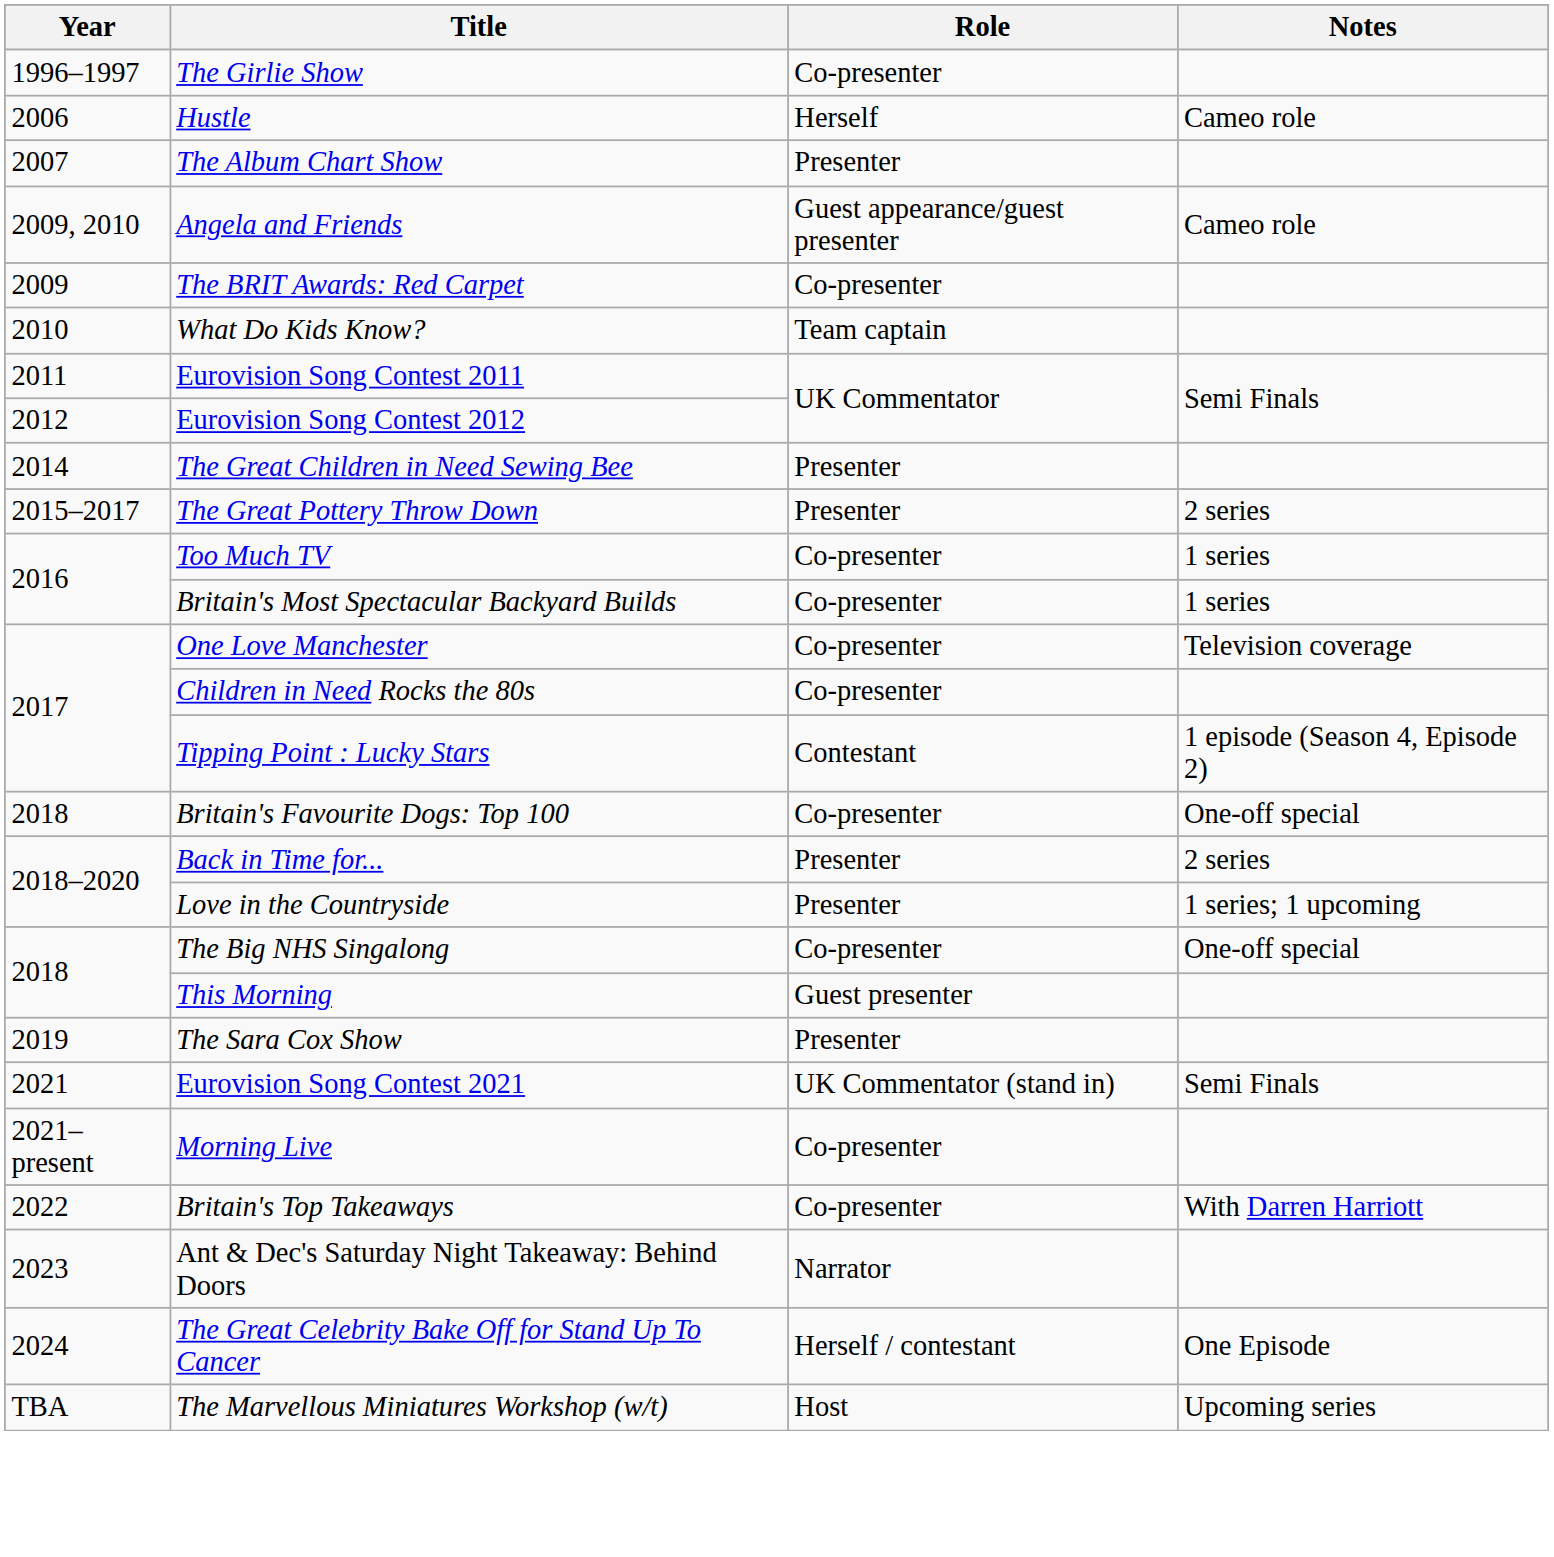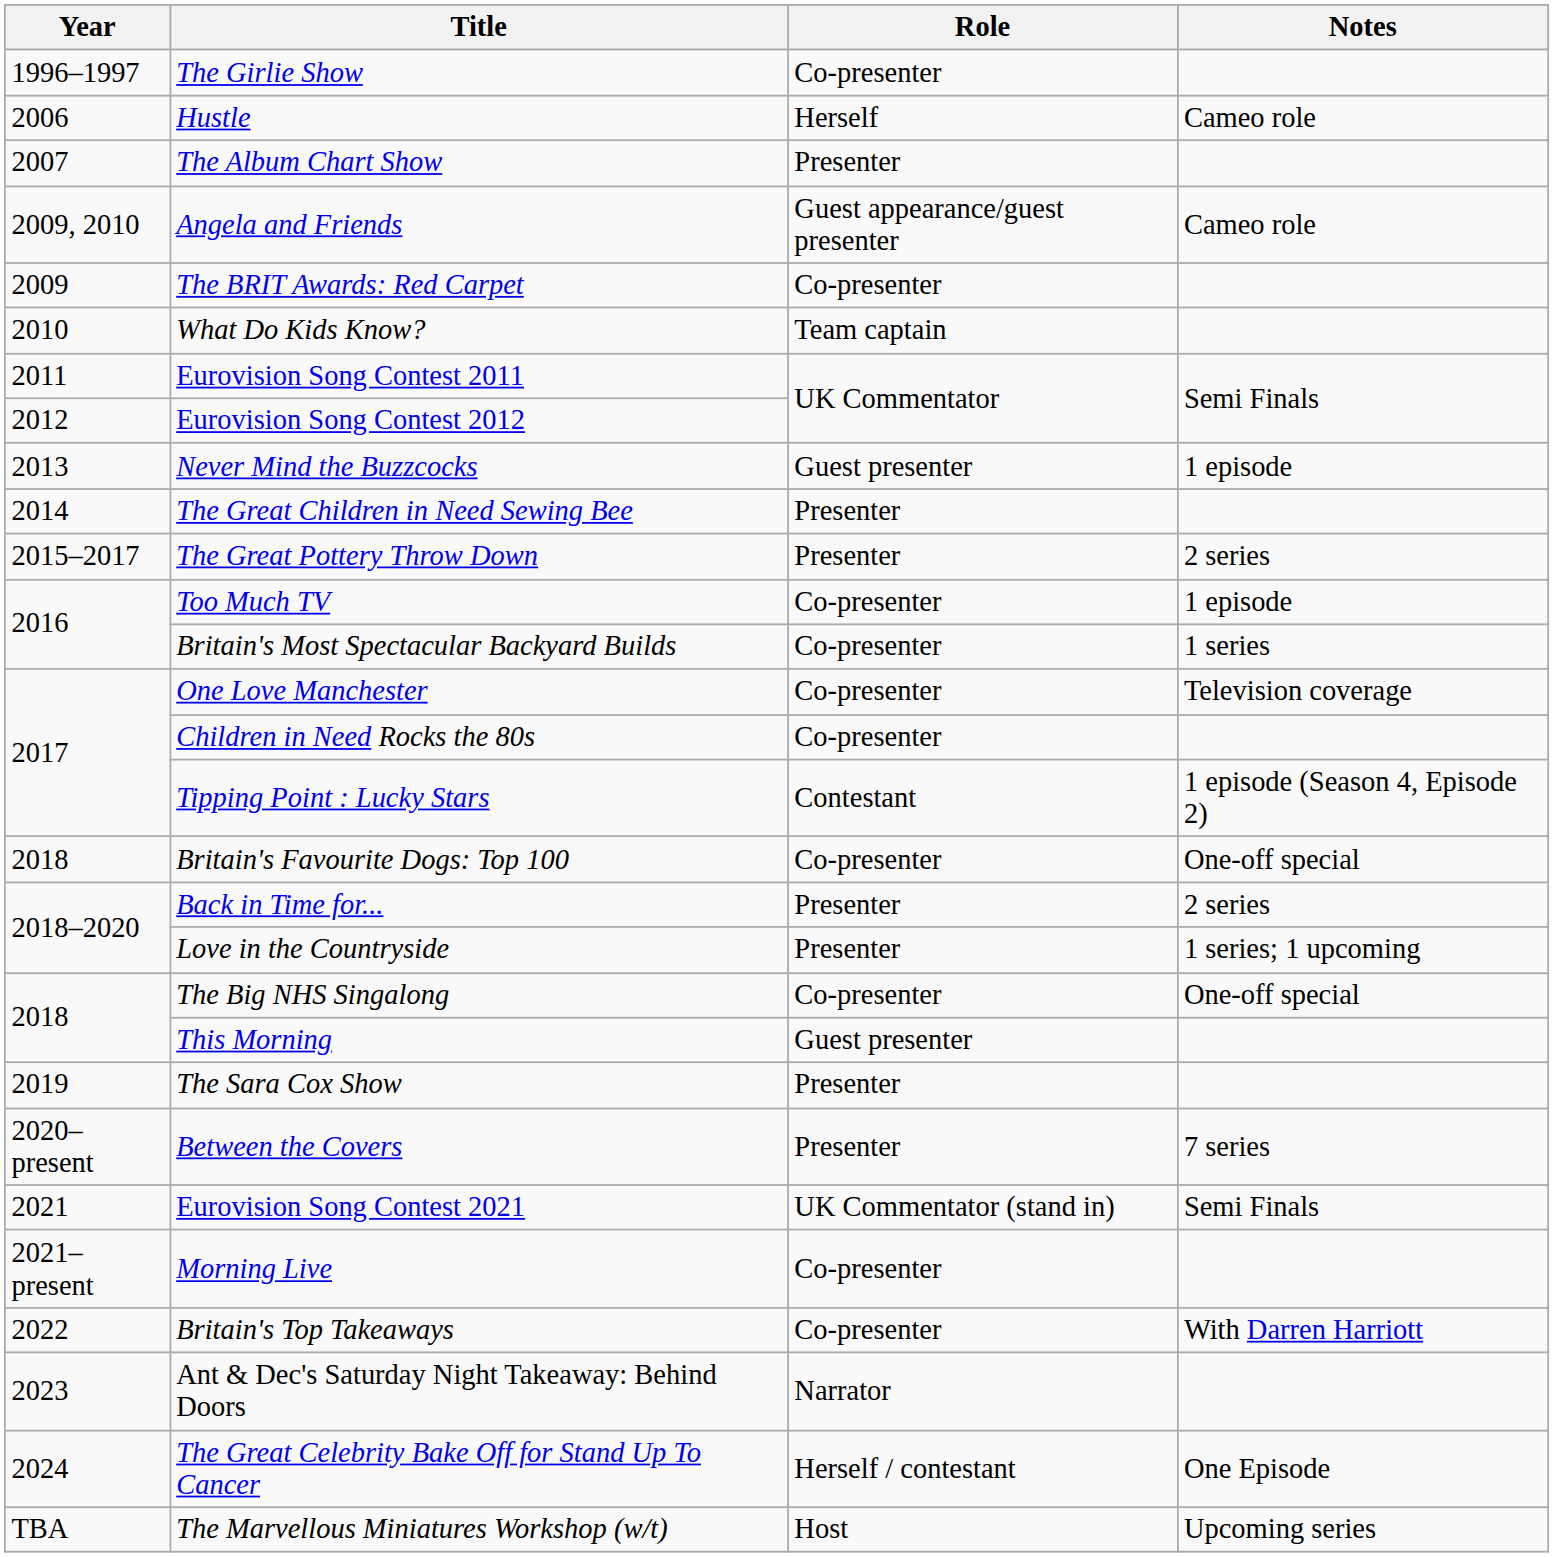+ row: (327, 465)
(1227, 555) 1 series -> (1238, 601) 1 episode
+ row: (289, 1146)
